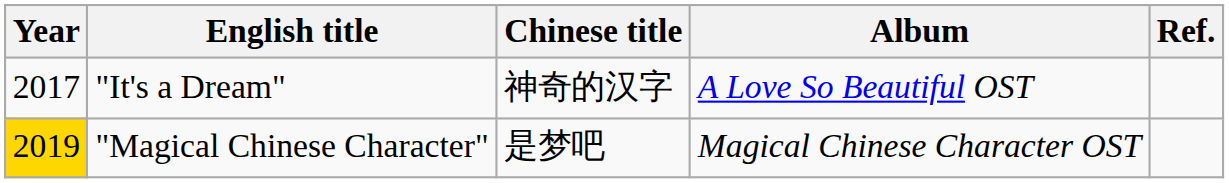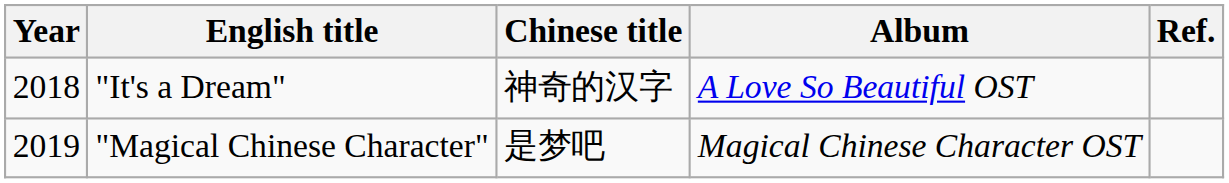(46, 87) 2017 -> (46, 87) 2018
(46, 147) gold background -> (46, 147) no background
